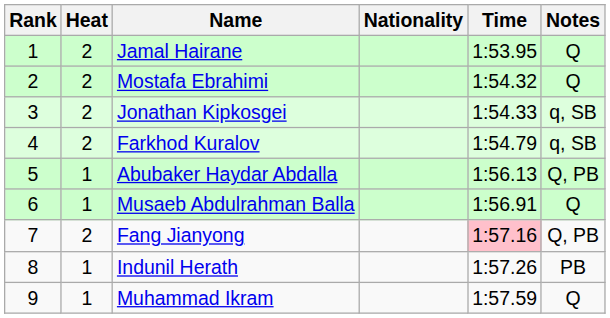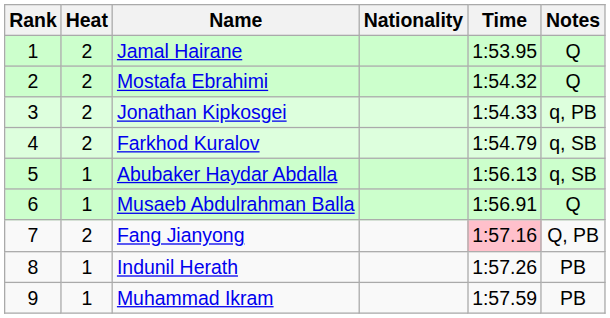(573, 113) q, SB -> (573, 113) q, PB
(573, 174) Q, PB -> (573, 174) q, SB
(573, 297) Q -> (573, 297) PB
